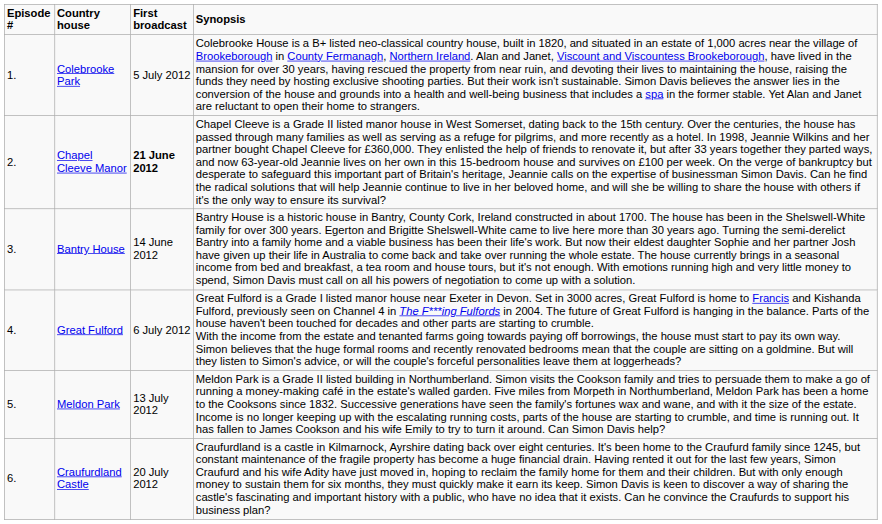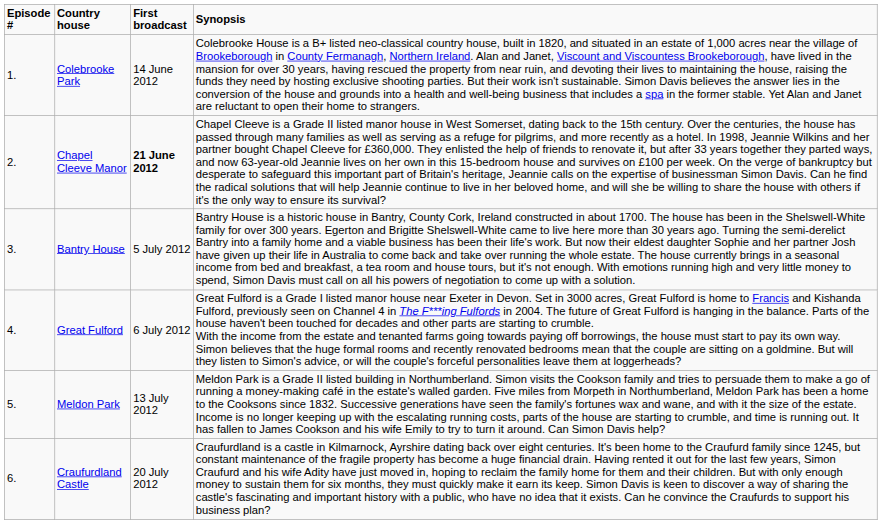(162, 75) 5 July 2012 -> (153, 75) 14 June 2012
(153, 249) 14 June 2012 -> (162, 249) 5 July 2012
